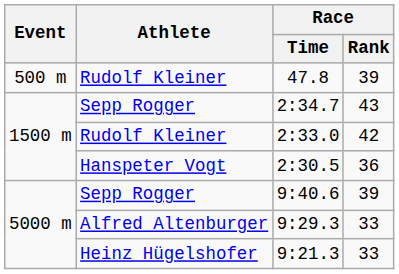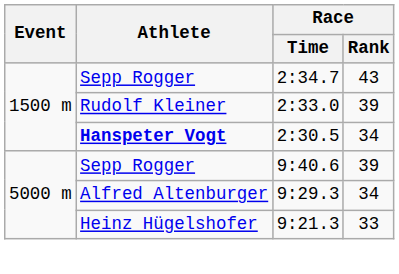- row: (308, 78)
(369, 136) 42 -> (369, 107) 39
(153, 166) normal -> (153, 136) bold
(369, 166) 36 -> (369, 136) 34
(369, 224) 33 -> (369, 195) 34
